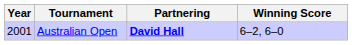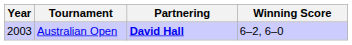(19, 31) 2001 -> (19, 31) 2003
